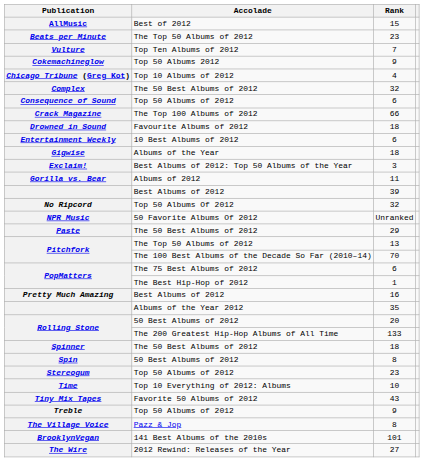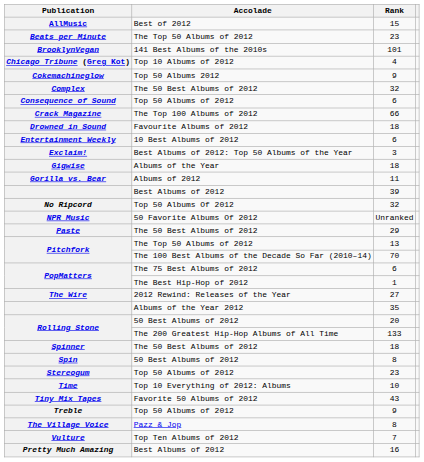rows swapped: (68, 437) <-> (68, 50)
rows swapped: (68, 75) <-> (68, 62)
rows swapped: (68, 166) <-> (68, 153)
rows swapped: (68, 295) <-> (68, 450)
